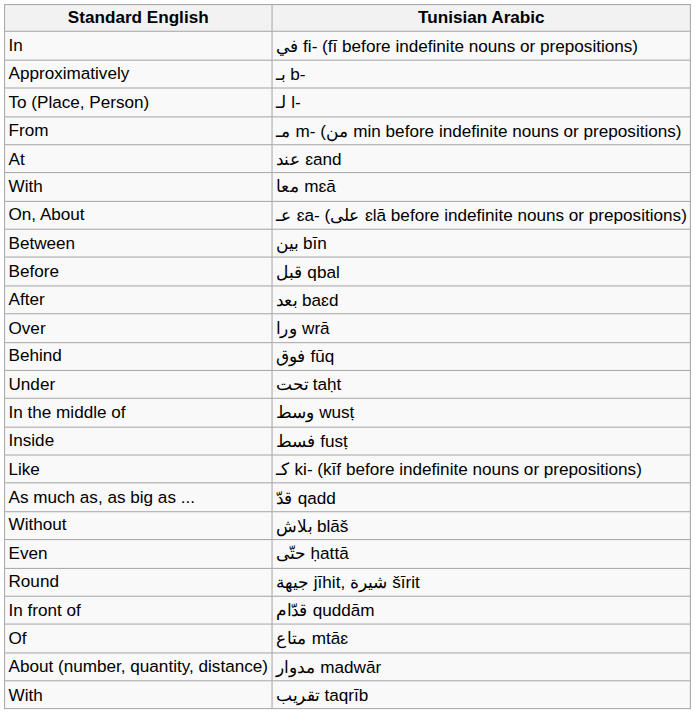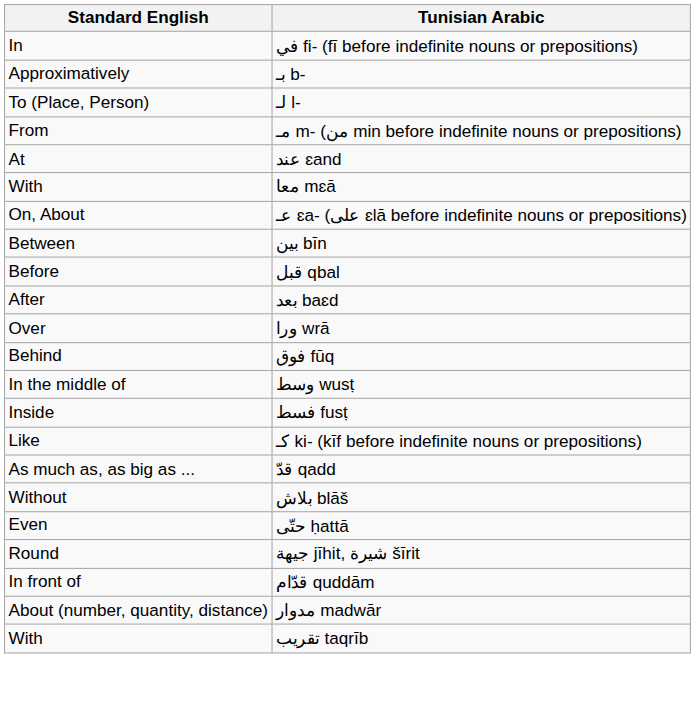- row: (309, 384)
- row: (312, 638)
